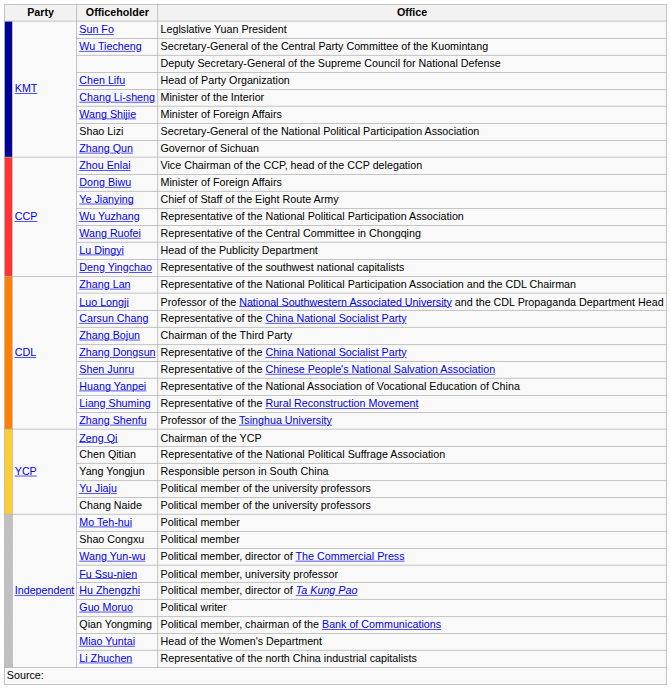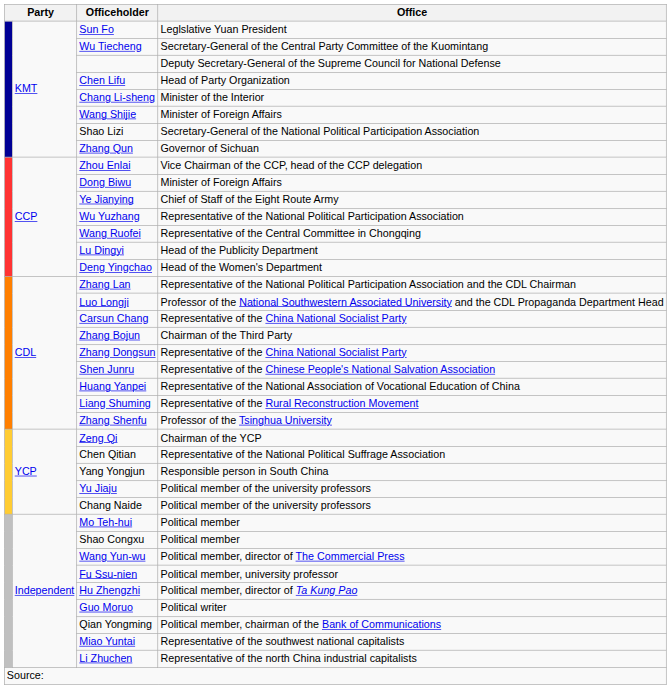(282, 268) Representative of the southwest national capitalists -> (241, 268) Head of the Women's Department
(241, 642) Head of the Women's Department -> (282, 642) Representative of the southwest national capitalists
